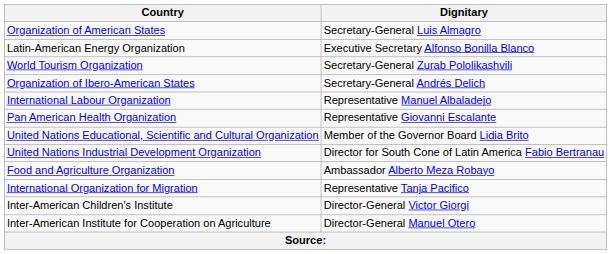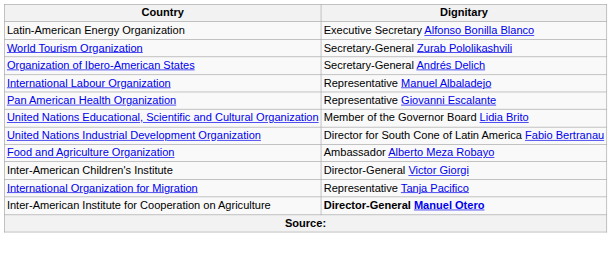- row: (86, 30)
rows swapped: (102, 188) <-> (90, 205)
(400, 223) normal -> (404, 205) bold
